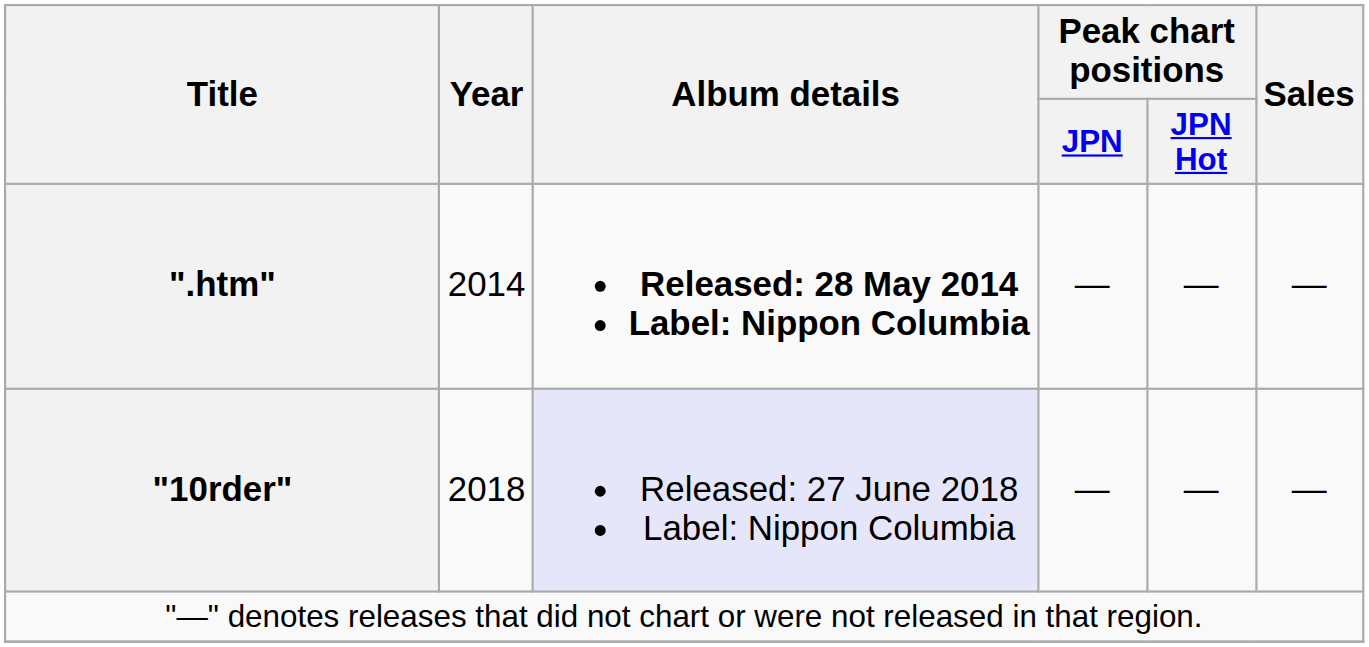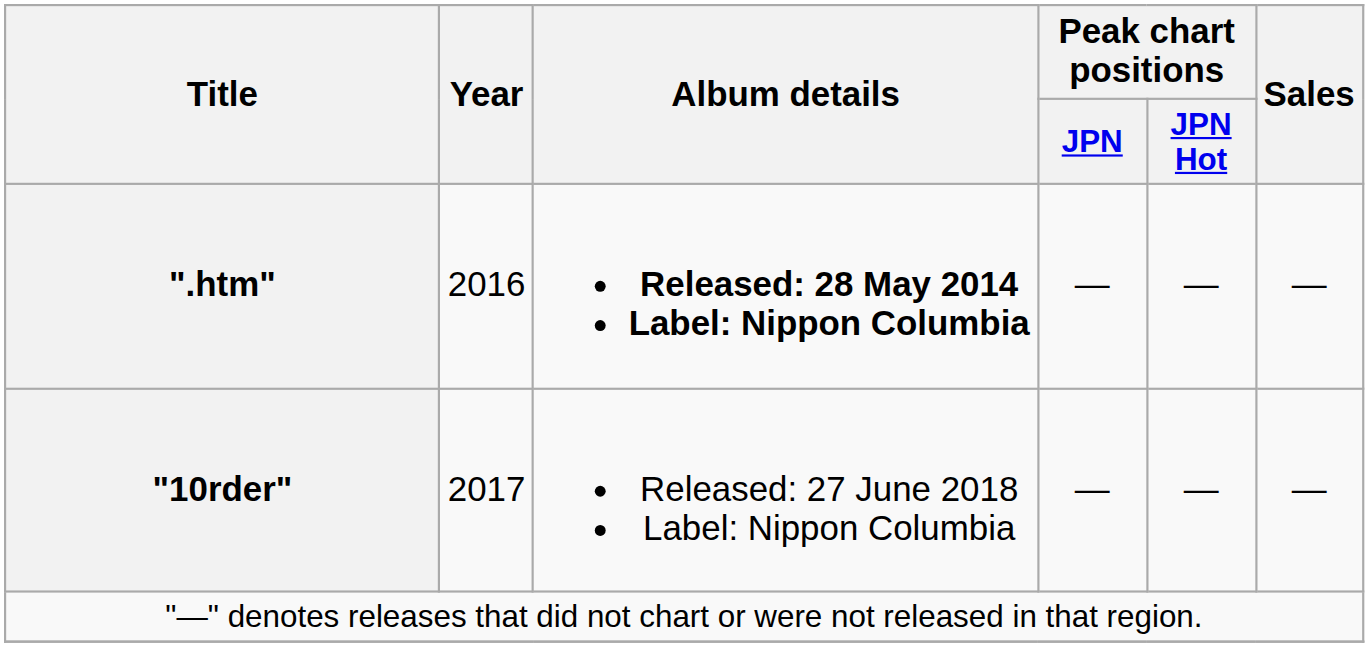(487, 285) 2014 -> (487, 285) 2016
(487, 488) 2018 -> (487, 488) 2017
(786, 509) lavender background -> (786, 509) no background
